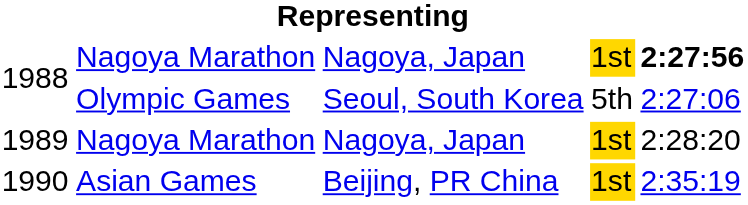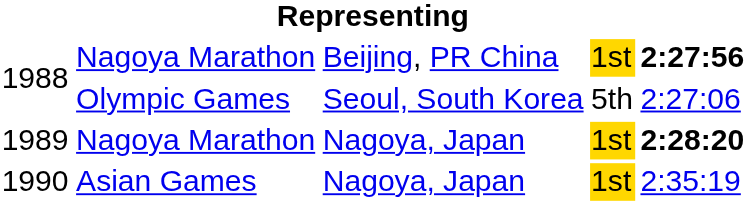(424, 57) Nagoya, Japan -> (441, 57) Beijing, PR China
(691, 140) normal -> (692, 140) bold
(441, 181) Beijing, PR China -> (424, 181) Nagoya, Japan
